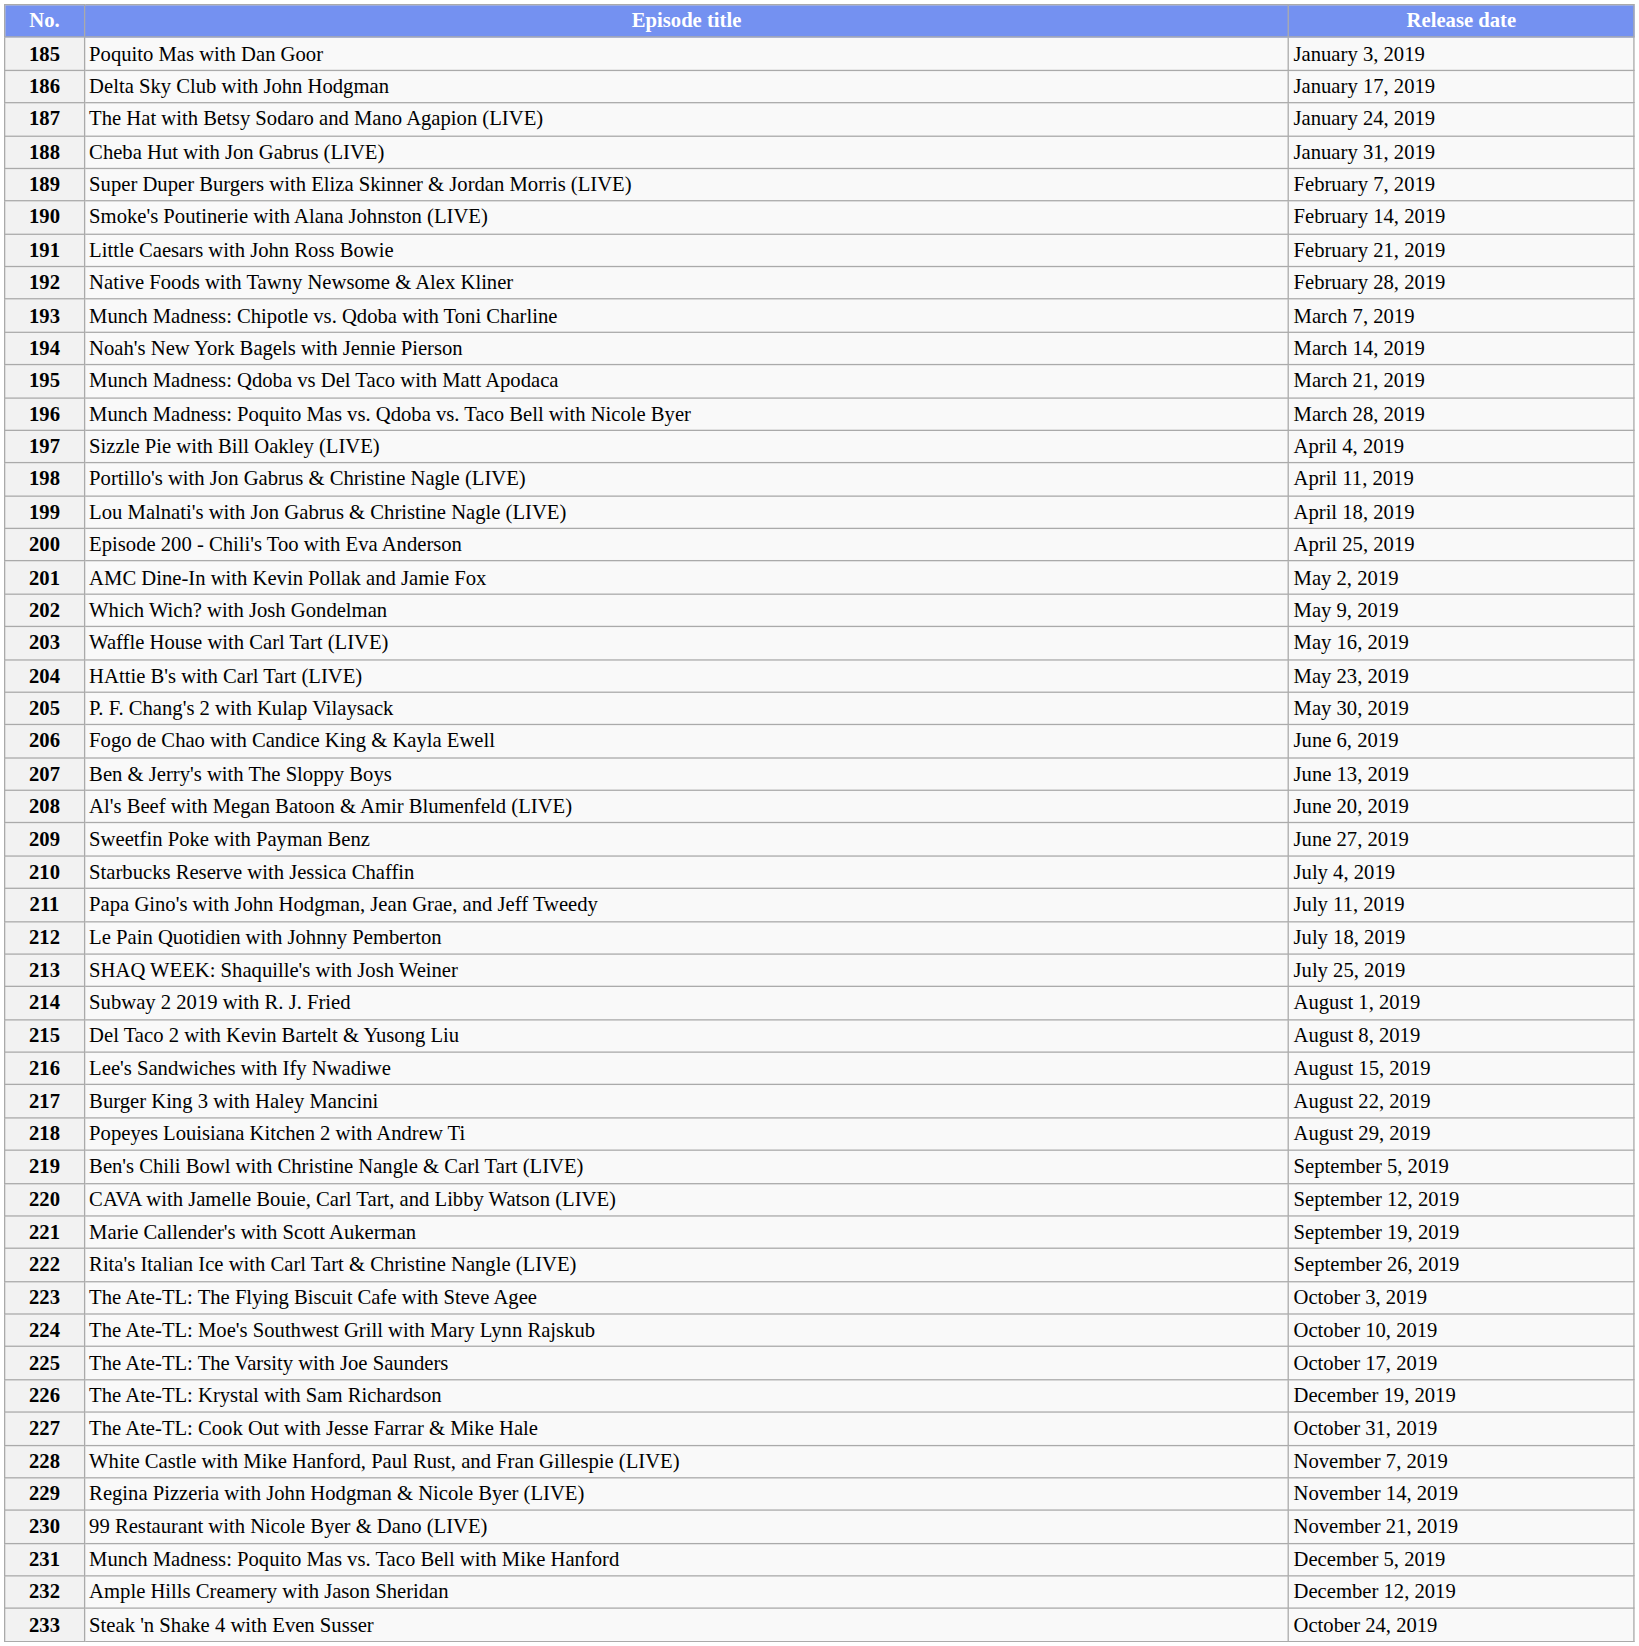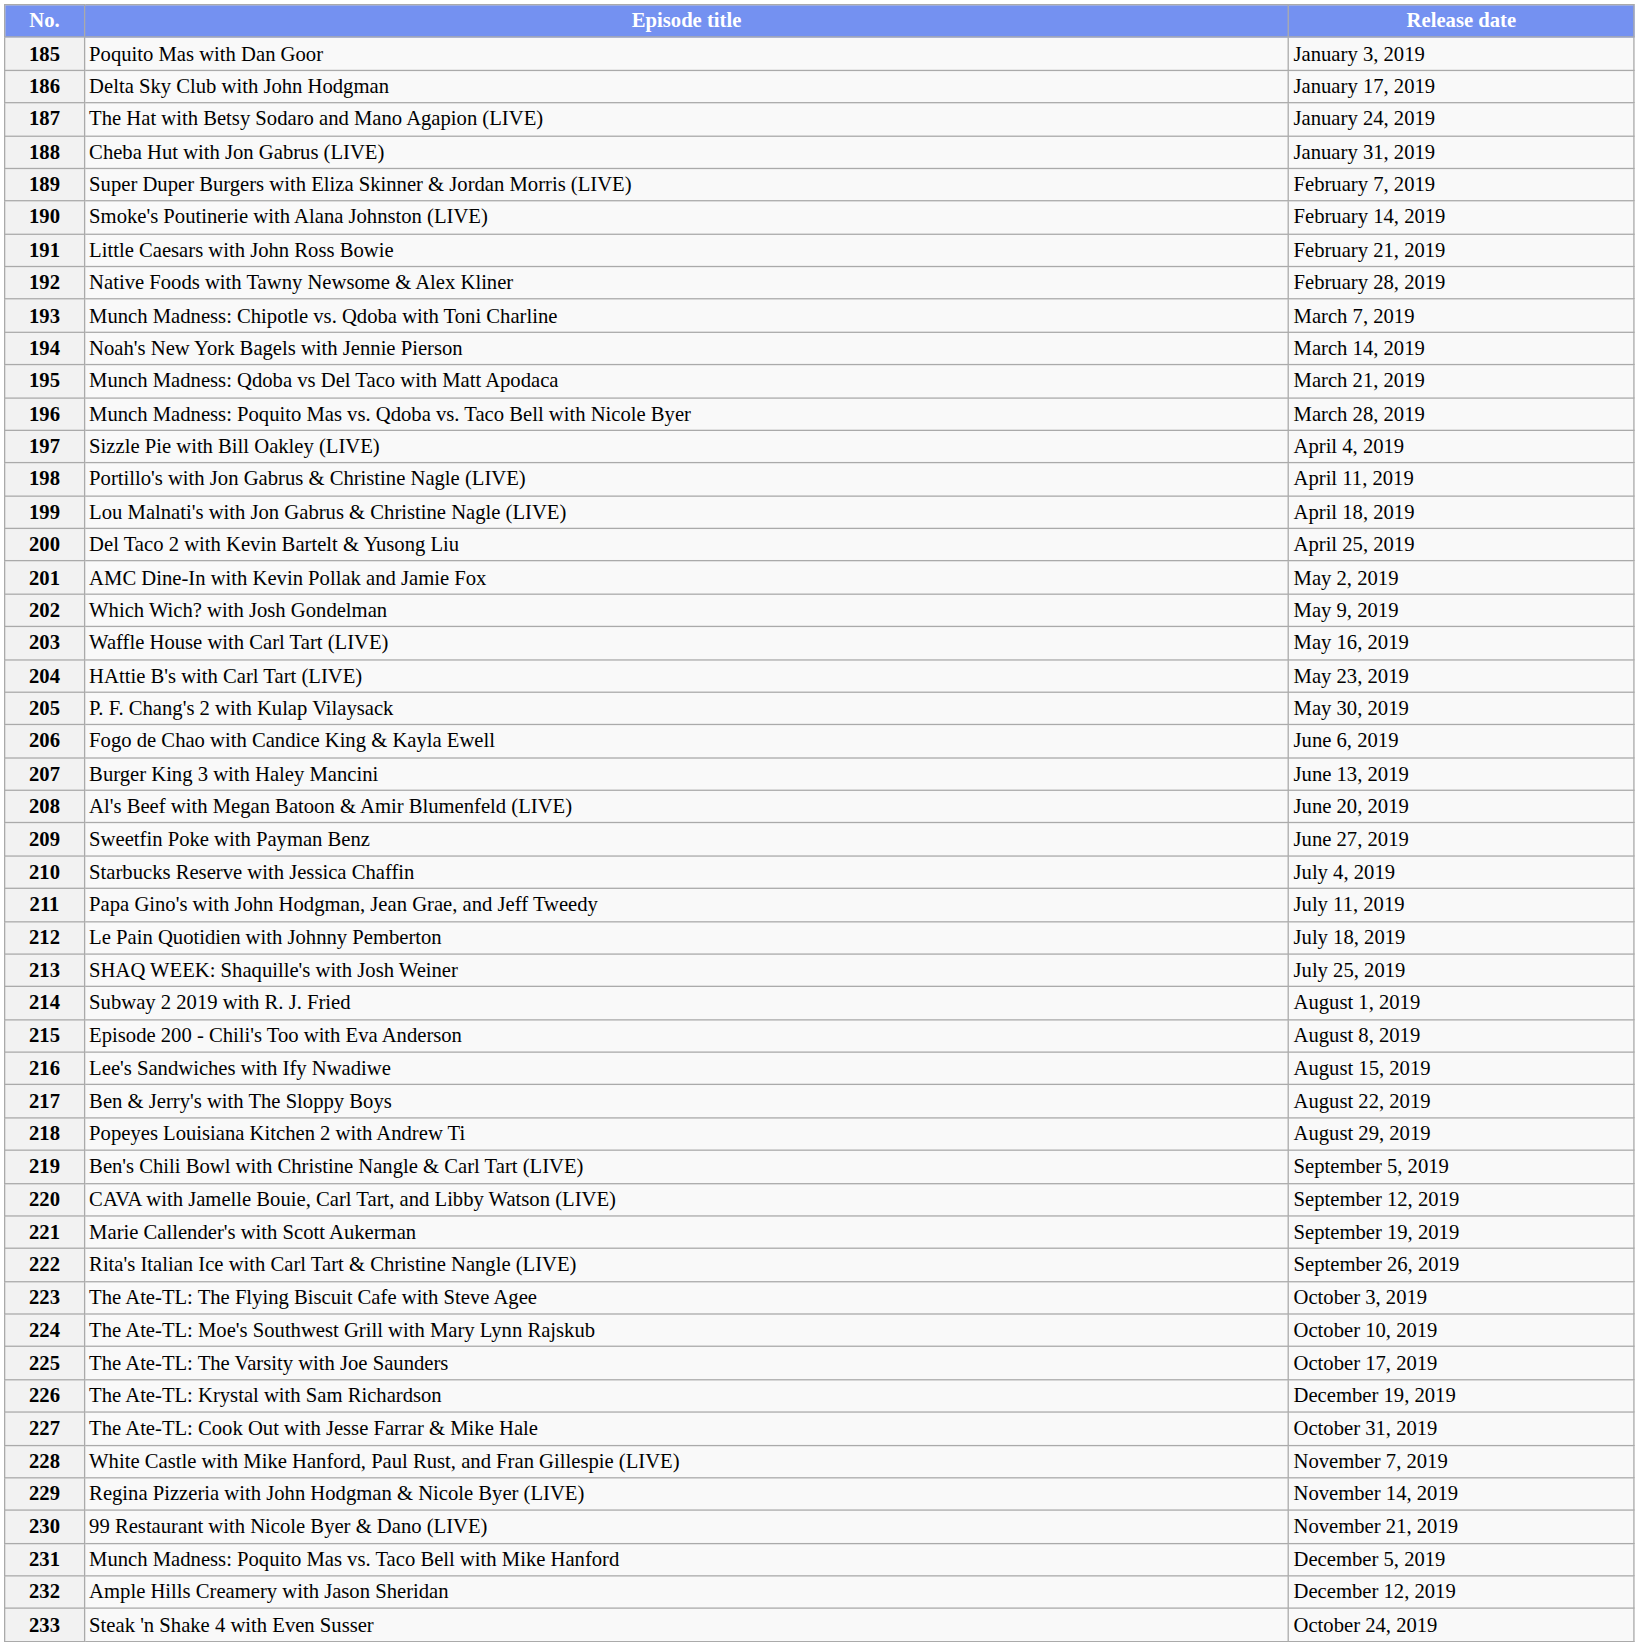(276, 544) Episode 200 - Chili's Too with Eva Anderson -> (274, 544) Del Taco 2 with Kevin Bartelt & Yusong Liu
(240, 773) Ben & Jerry's with The Sloppy Boys -> (234, 773) Burger King 3 with Haley Mancini
(274, 1035) Del Taco 2 with Kevin Bartelt & Yusong Liu -> (276, 1035) Episode 200 - Chili's Too with Eva Anderson
(234, 1101) Burger King 3 with Haley Mancini -> (240, 1101) Ben & Jerry's with The Sloppy Boys
